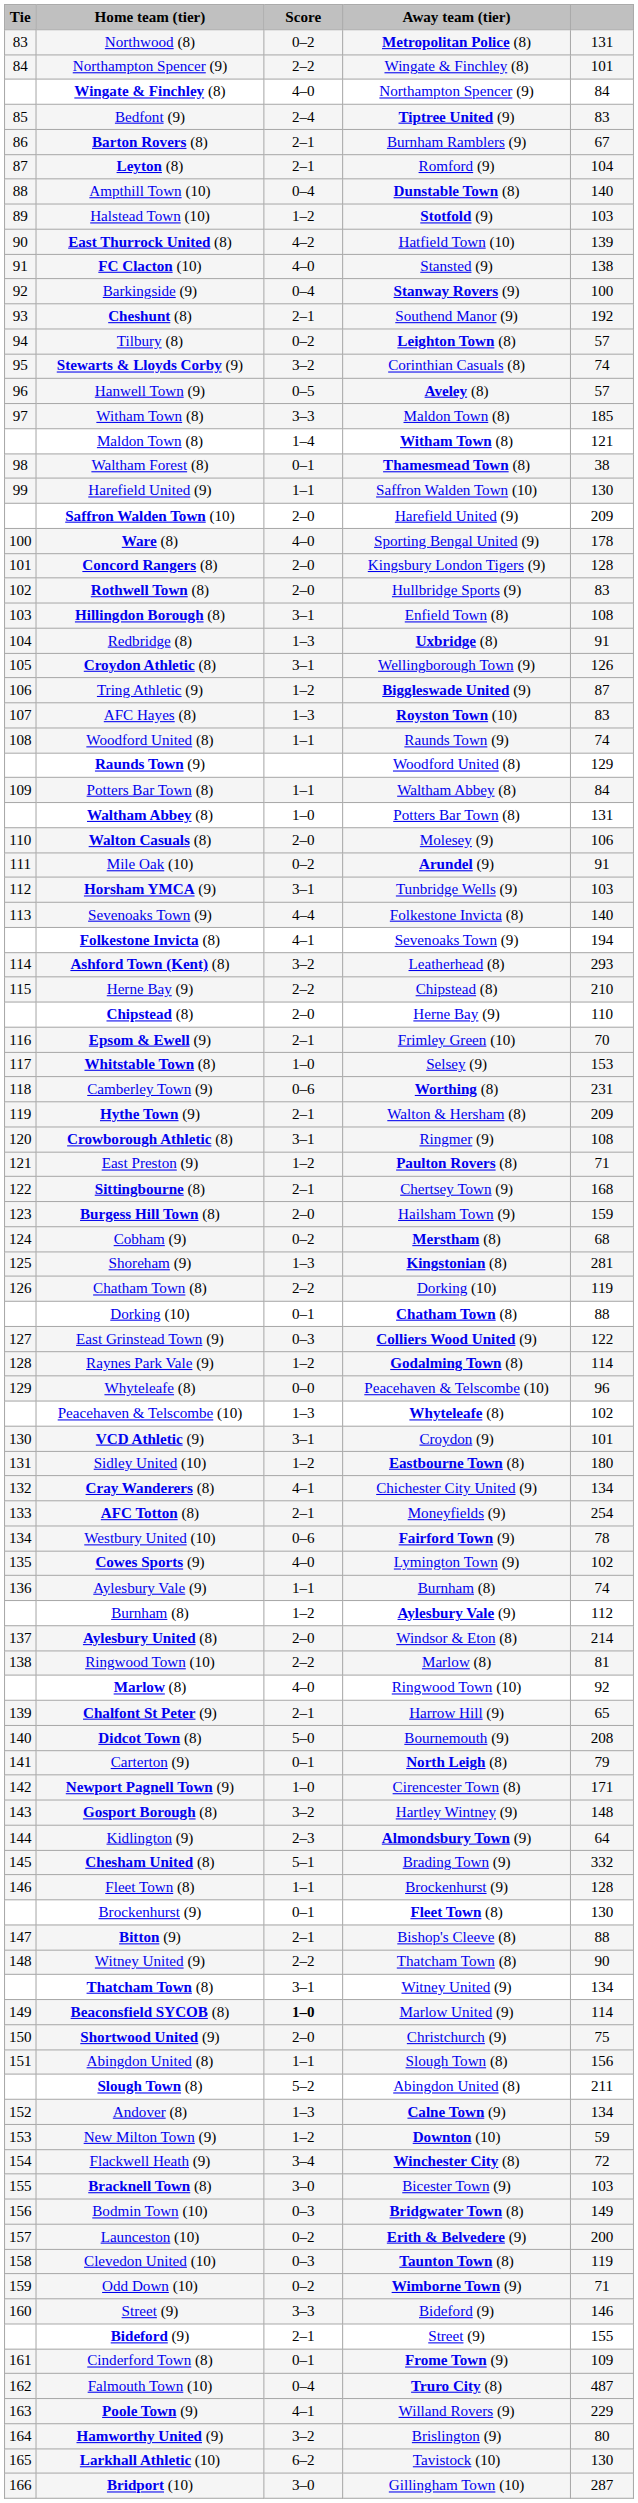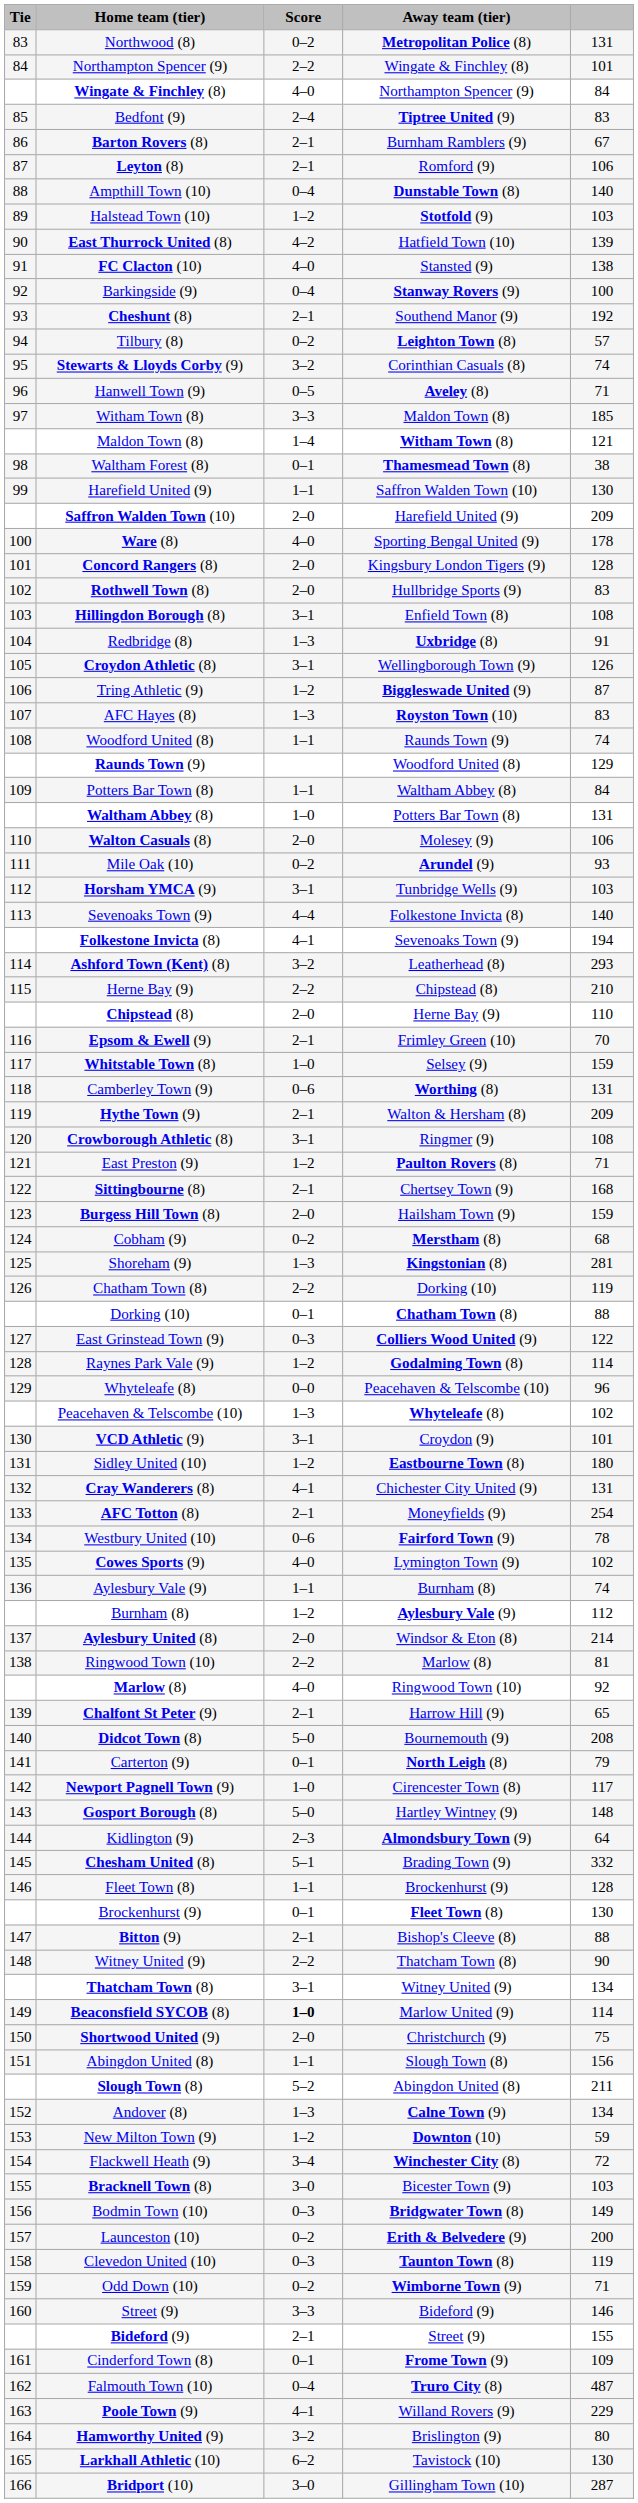(602, 166) 104 -> (602, 166) 106
(602, 391) 57 -> (602, 391) 71
(602, 865) 91 -> (602, 865) 93
(602, 1064) 153 -> (602, 1064) 159
(602, 1089) 231 -> (602, 1089) 131
(602, 1488) 134 -> (602, 1488) 131
(602, 1787) 171 -> (602, 1787) 117
(303, 1812) 3–2 -> (303, 1812) 5–0
